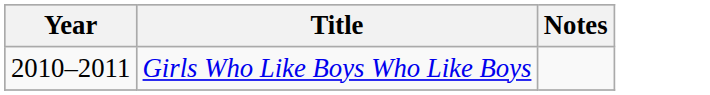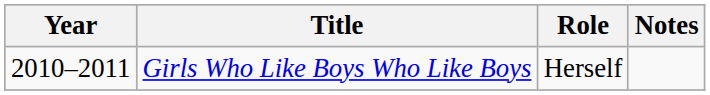+ column: (583, 25)
